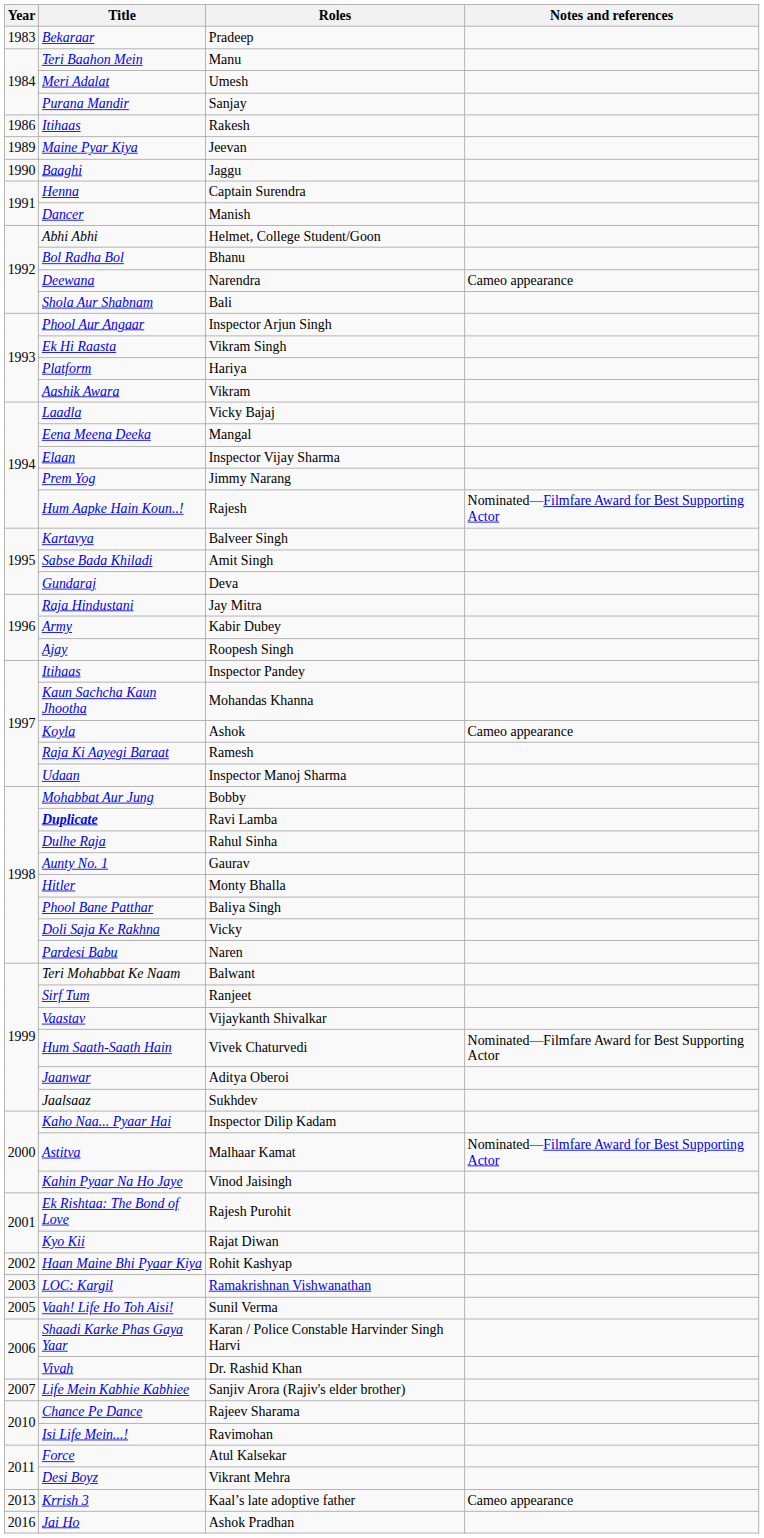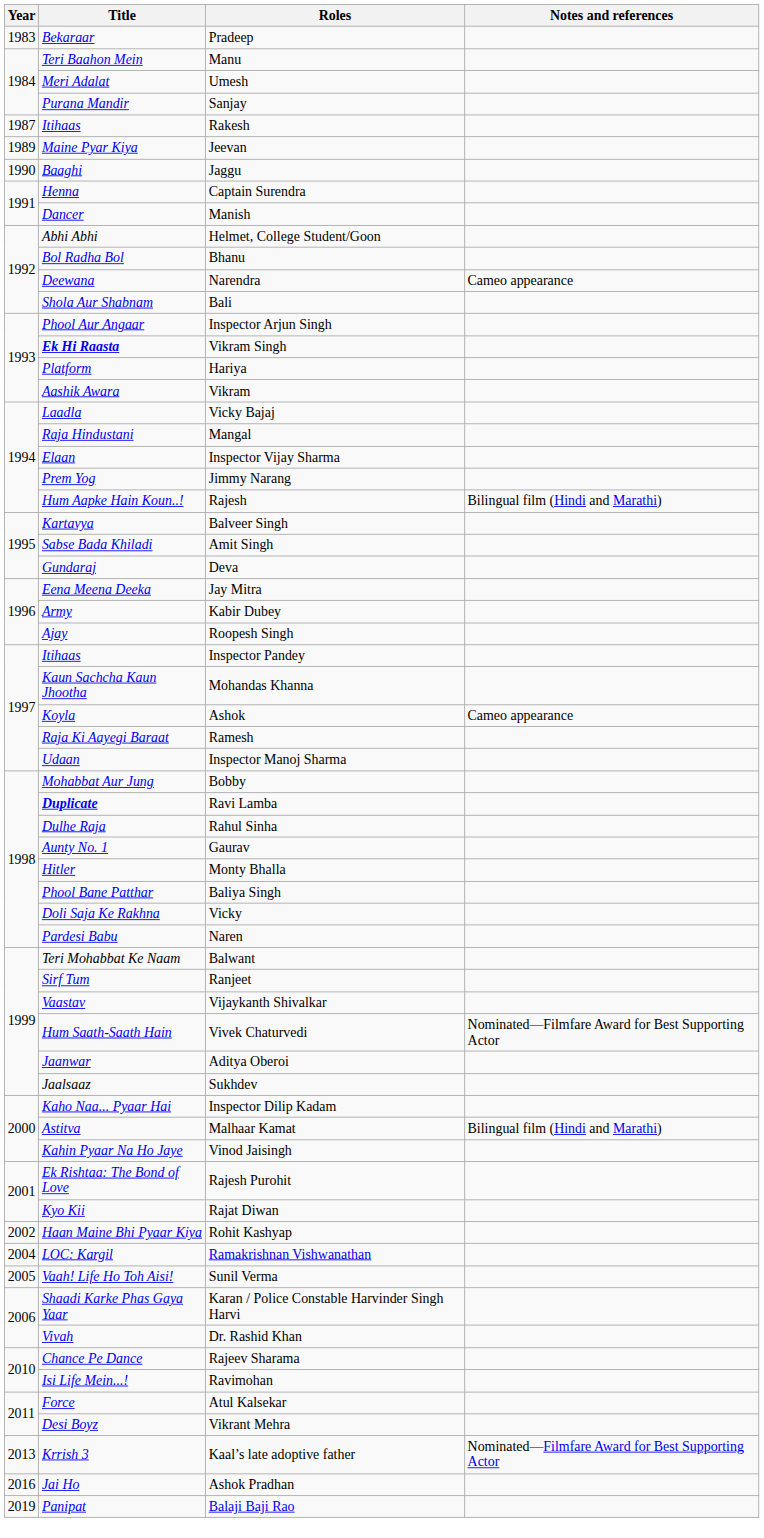(22, 125) 1986 -> (22, 125) 1987
(79, 346) normal -> (81, 346) bold
(96, 434) Eena Meena Deeka -> (88, 434) Raja Hindustani
(606, 509) Nominated—Filmfare Award for Best Supporting Actor -> (565, 501) Bilingual film (Hindi and Marathi)
(88, 605) Raja Hindustani -> (96, 589) Eena Meena Deeka
(606, 1152) Nominated—Filmfare Award for Best Supporting Actor -> (565, 1128) Bilingual film (Hindi and Marathi)
(22, 1285) 2003 -> (22, 1254) 2004
- row: (307, 1389)
(520, 1500) Cameo appearance -> (606, 1454) Nominated—Filmfare Award for Best Supporting Actor
+ row: (252, 1506)
